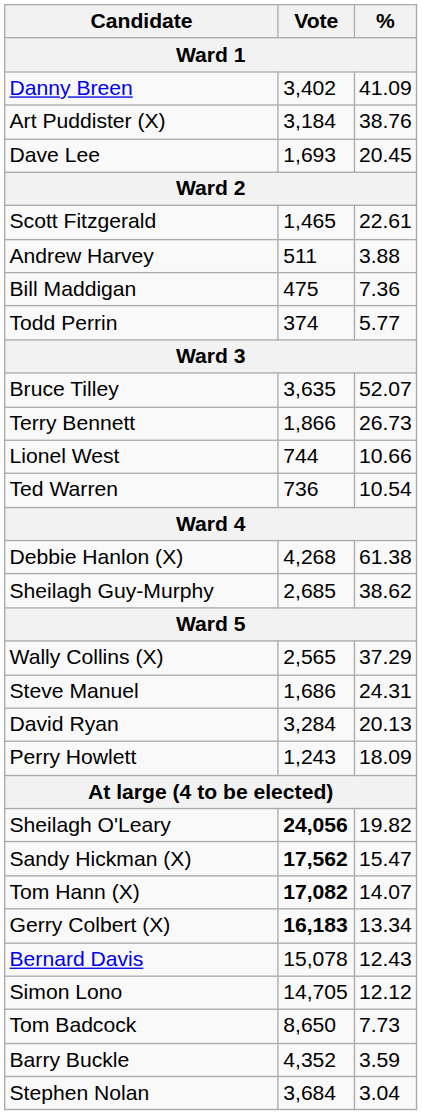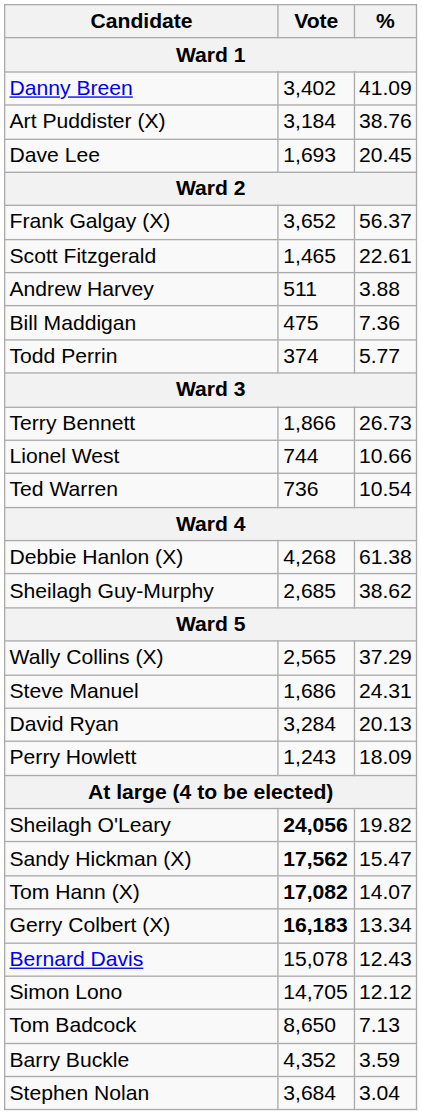+ row: (90, 222)
- row: (64, 389)
(380, 1026) 7.73 -> (380, 1026) 7.13
